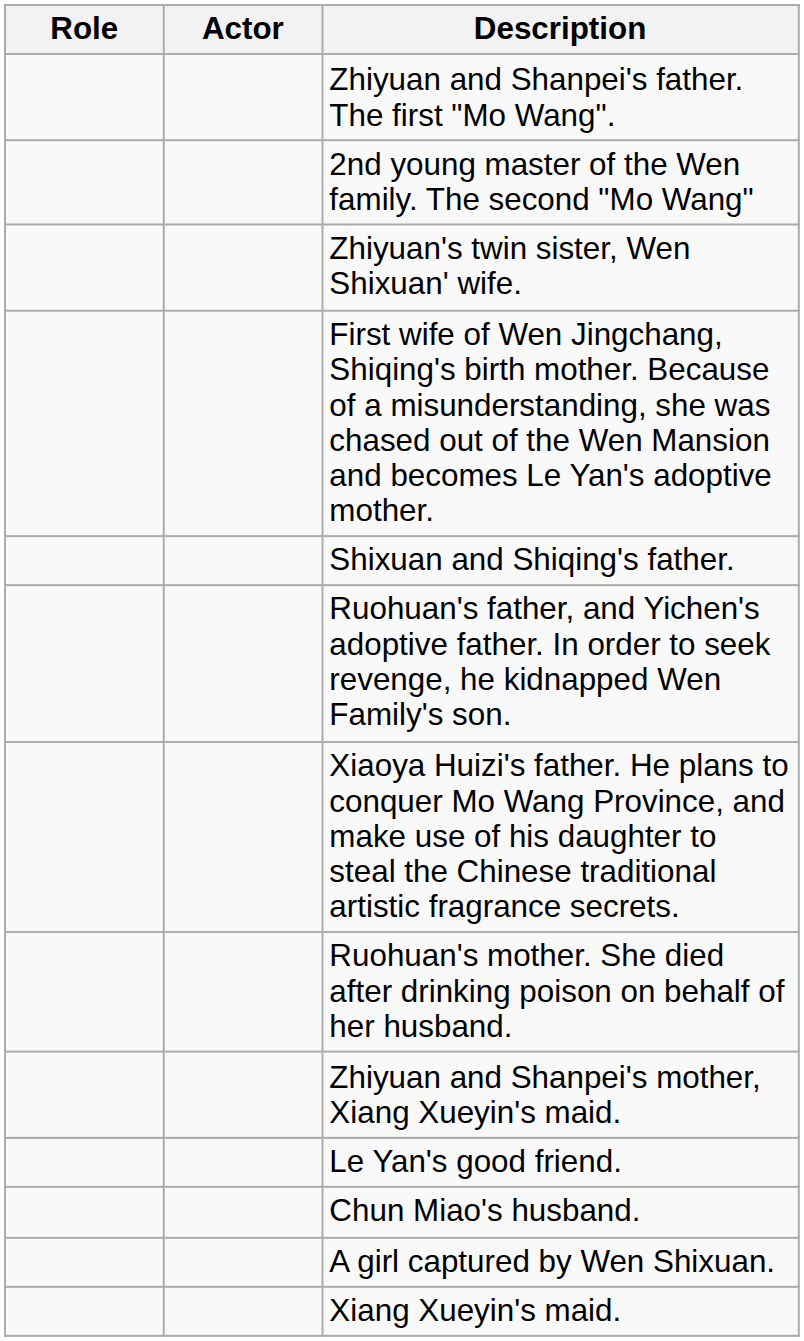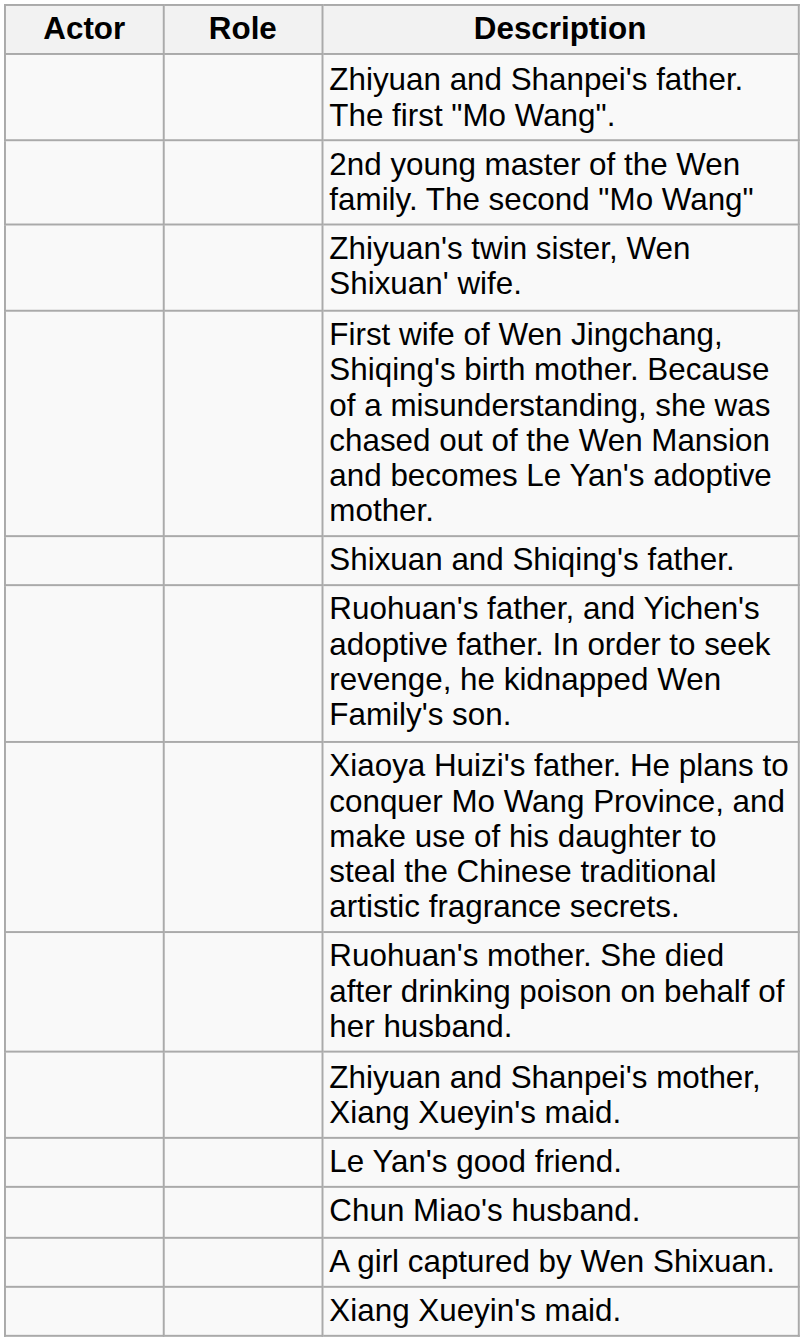columns swapped: (243, 29) <-> (84, 29)
